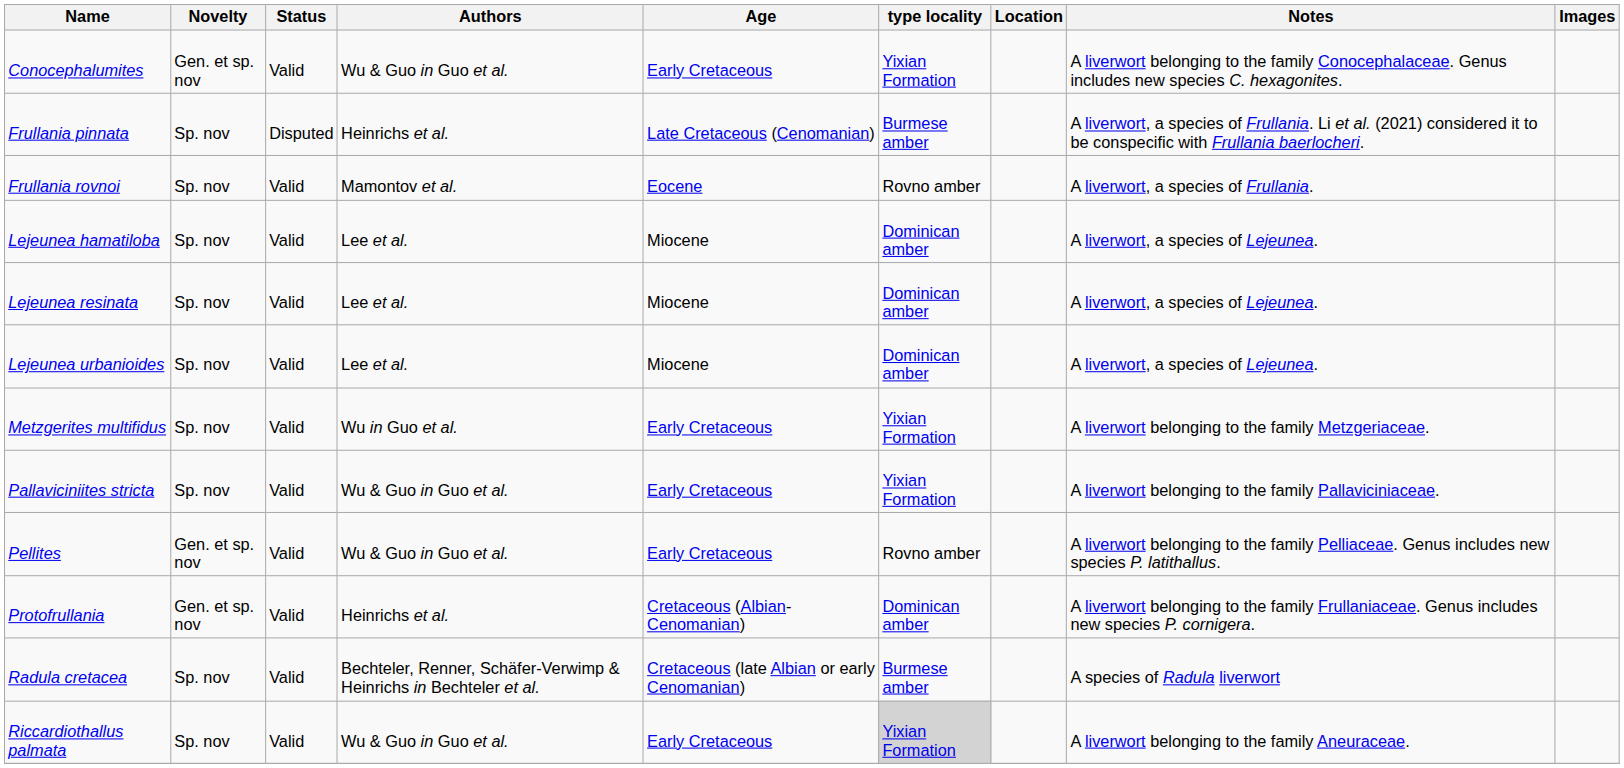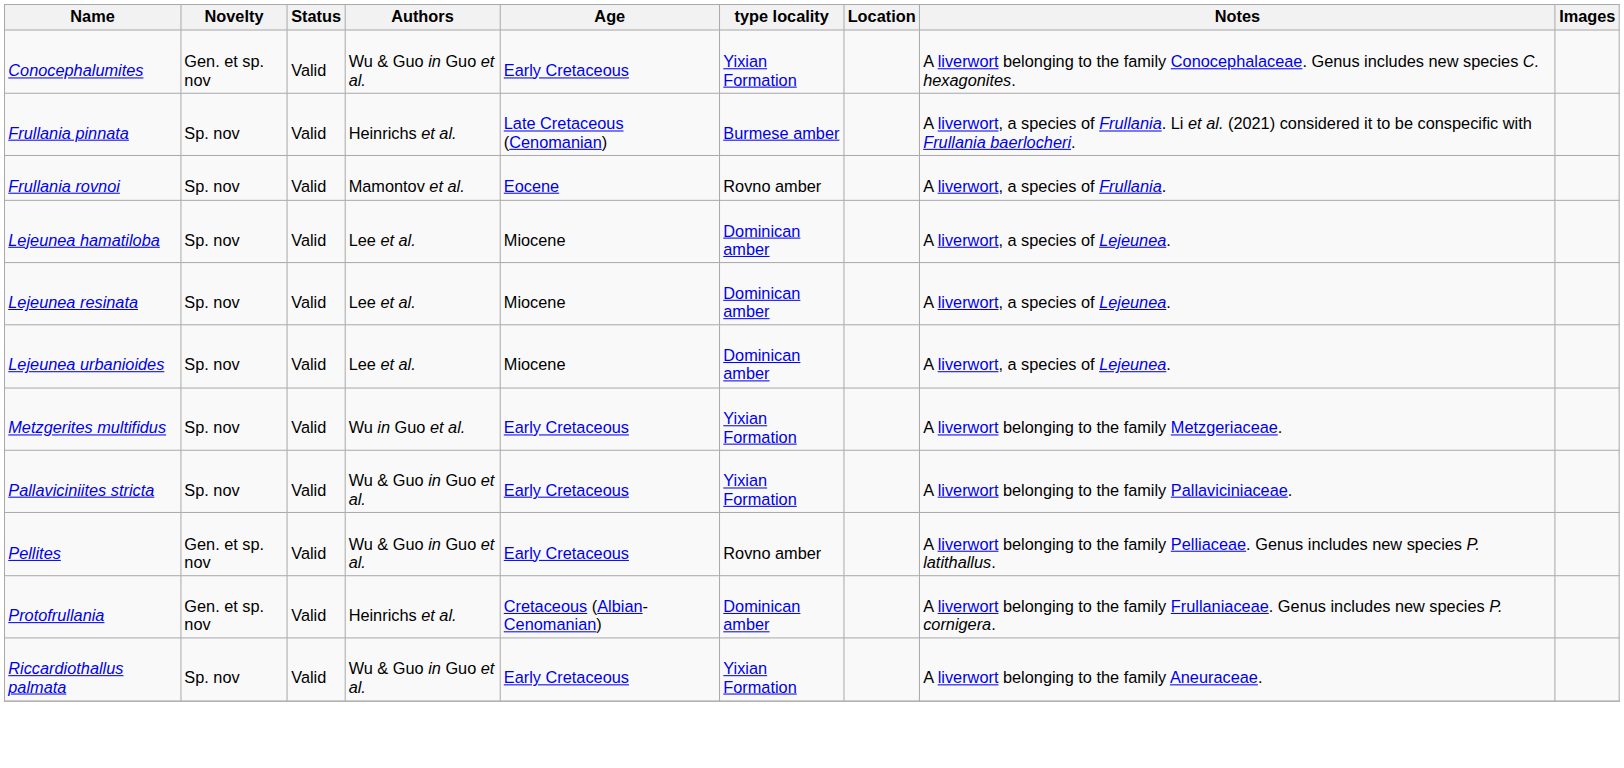(301, 133) Disputed -> (309, 133) Valid
- row: (68, 678)
(919, 741) lightgrey background -> (760, 678) no background
